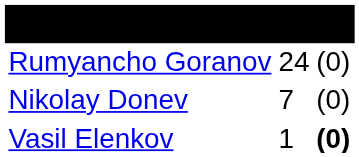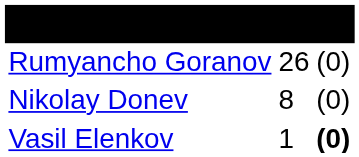(294, 61) 24 -> (294, 61) 26
(286, 100) 7 -> (286, 100) 8
